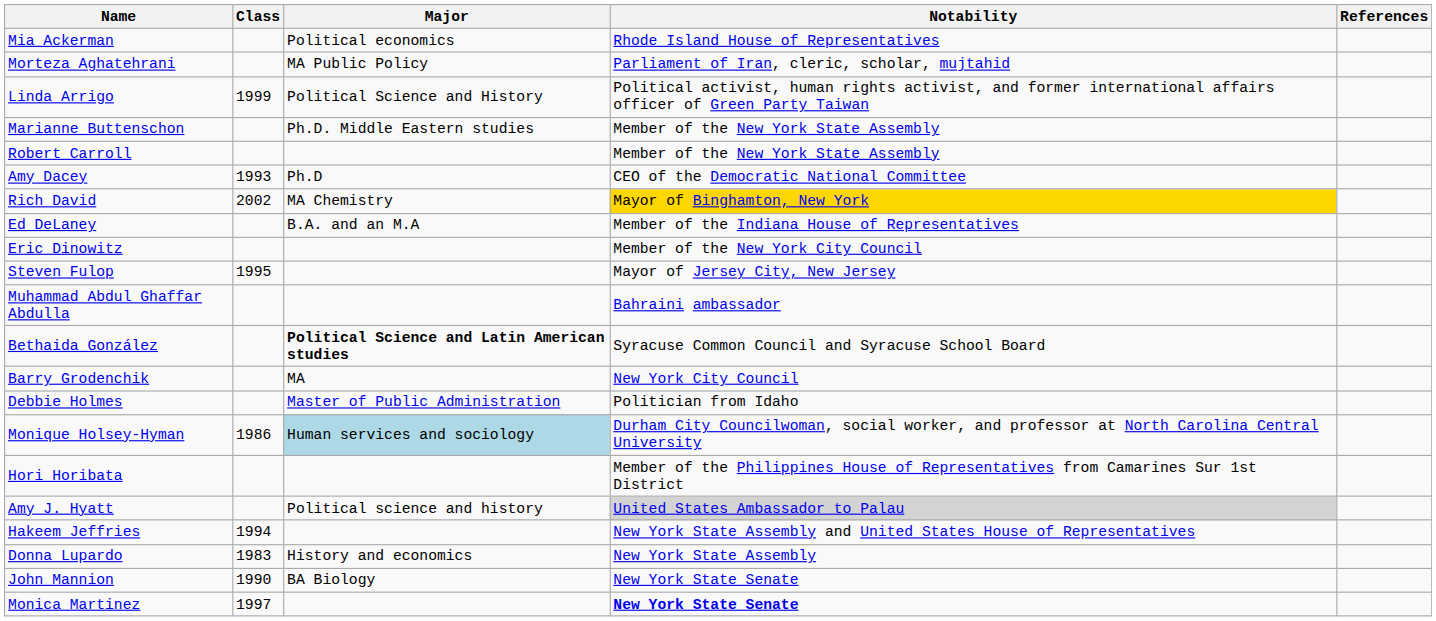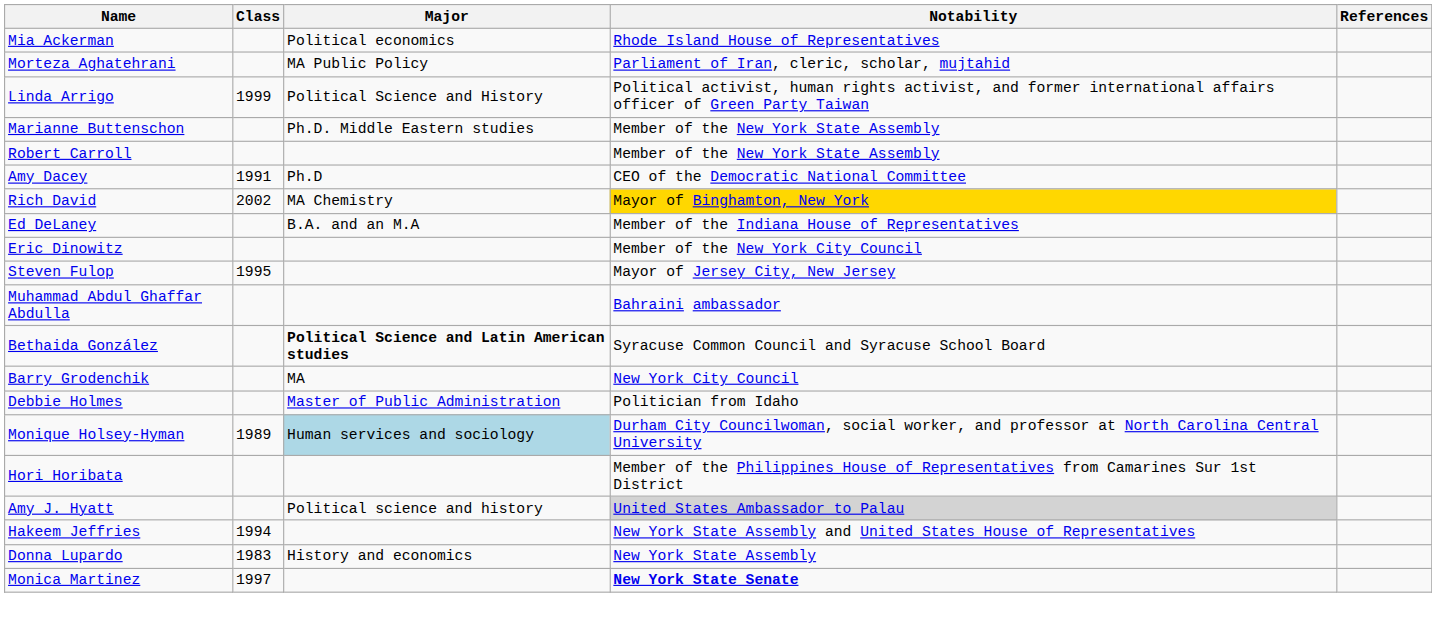(254, 177) 1993 -> (254, 177) 1991
(254, 435) 1986 -> (254, 435) 1989
- row: (61, 580)
